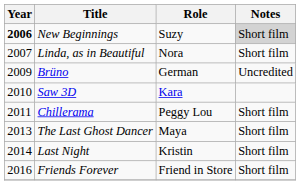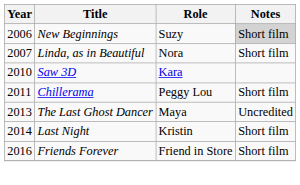(20, 33) bold -> (20, 33) normal
- row: (53, 72)
(263, 131) Short film -> (266, 111) Uncredited
